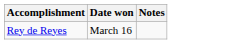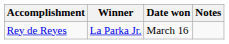+ column: (116, 13)
